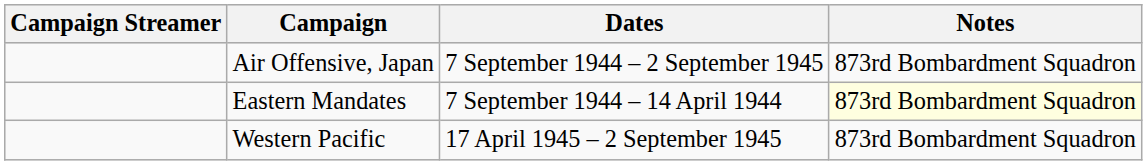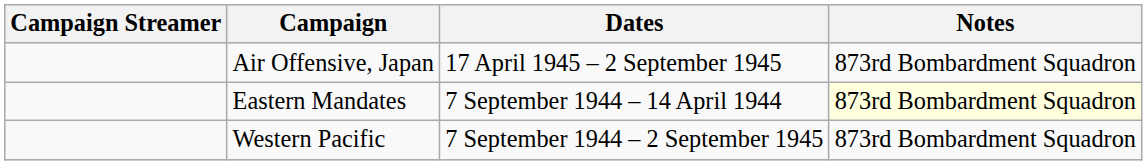(634, 62) 7 September 1944 – 2 September 1945 -> (613, 62) 17 April 1945 – 2 September 1945
(613, 139) 17 April 1945 – 2 September 1945 -> (634, 139) 7 September 1944 – 2 September 1945
